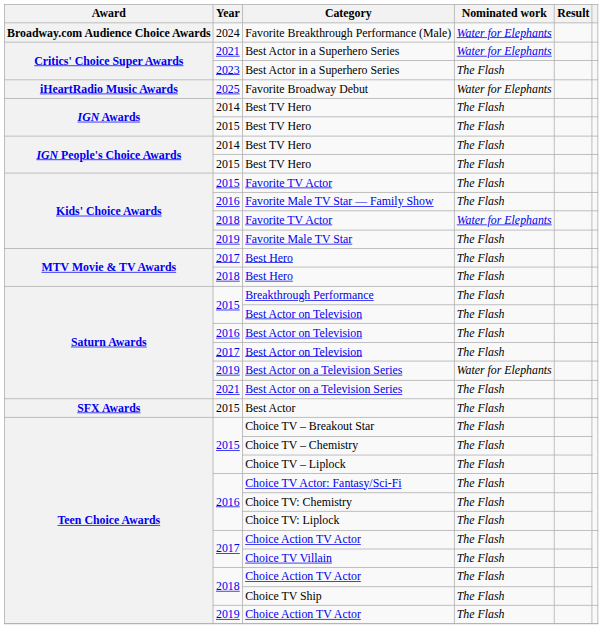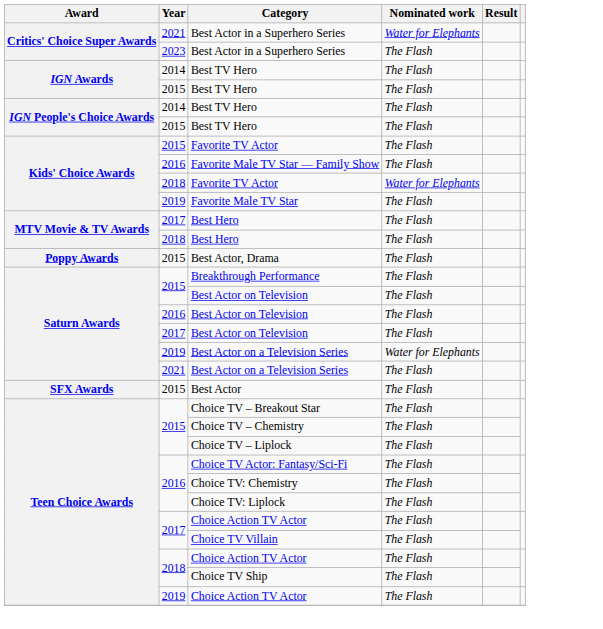- row: (228, 32)
- row: (228, 88)
+ row: (174, 257)
